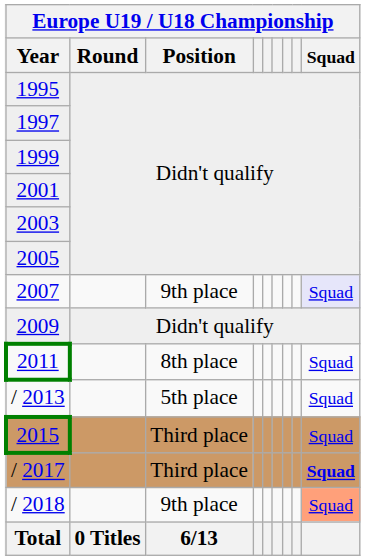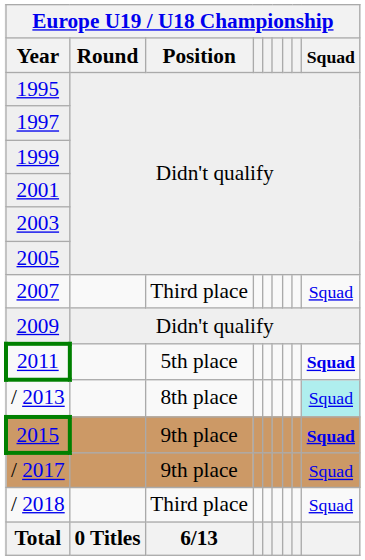(199, 291) 9th place -> (199, 291) Third place
(331, 292) lavender background -> (331, 292) no background
(199, 361) 8th place -> (199, 361) 5th place
(331, 362) normal -> (331, 361) bold
(199, 397) 5th place -> (199, 397) 8th place
(331, 399) no background -> (331, 399) paleturquoise background
(199, 434) Third place -> (199, 434) 9th place
(331, 435) normal -> (331, 434) bold
(199, 470) Third place -> (199, 470) 9th place
(331, 470) bold -> (331, 471) normal
(199, 504) 9th place -> (199, 504) Third place
(331, 505) lightsalmon background -> (331, 505) no background
